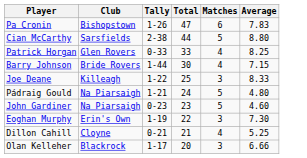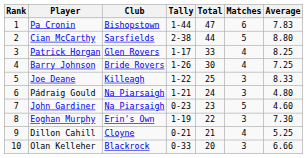+ column: (16, 11)
(157, 25) 1-26 -> (181, 25) 1-44
(157, 52) 0-33 -> (181, 52) 1-17
(157, 65) 1-44 -> (181, 65) 1-26
(259, 65) 7.15 -> (283, 65) 7.25
(220, 92) 5 -> (244, 92) 3
(157, 147) 1-17 -> (181, 147) 0-33
